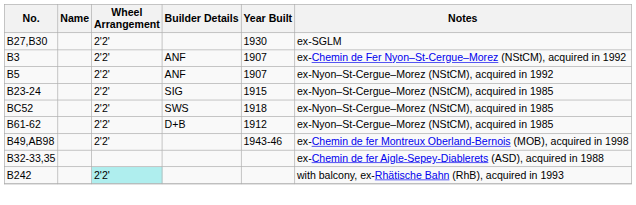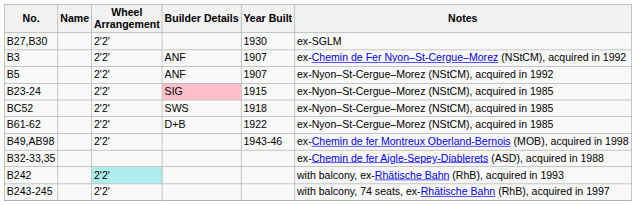(174, 91) no background -> (174, 91) pink background
(255, 125) 1912 -> (255, 125) 1922
+ row: (30, 192)
